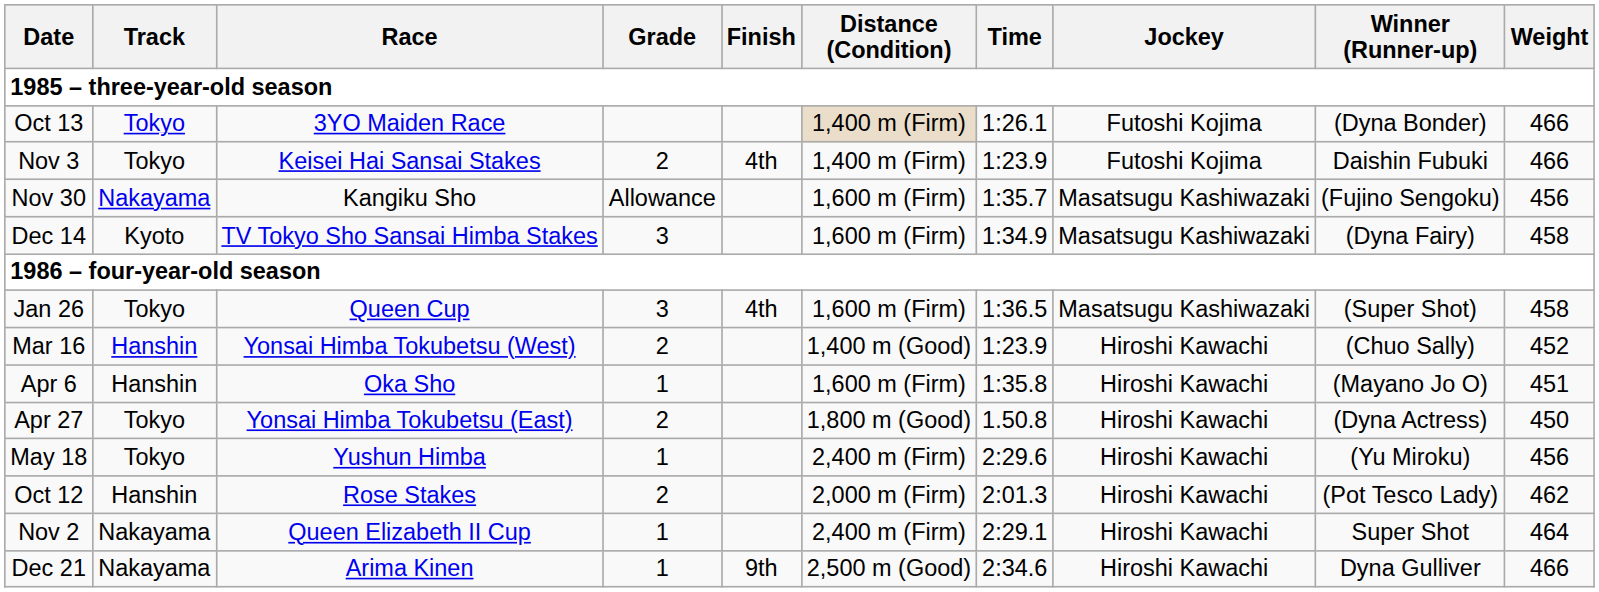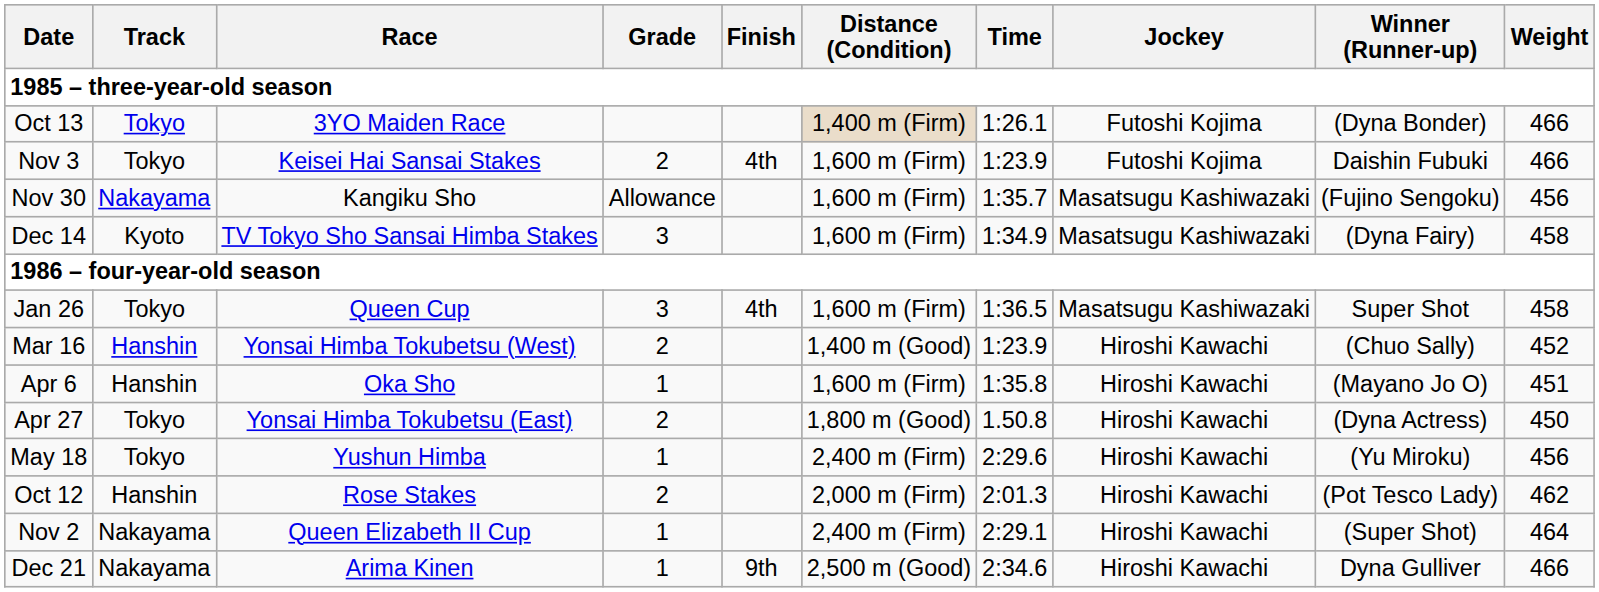(889, 161) 1,400 m (Firm) -> (889, 161) 1,600 m (Firm)
(1410, 309) (Super Shot) -> (1410, 309) Super Shot
(1410, 532) Super Shot -> (1410, 532) (Super Shot)
